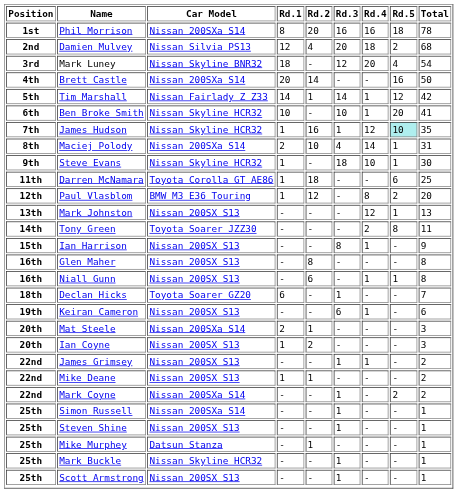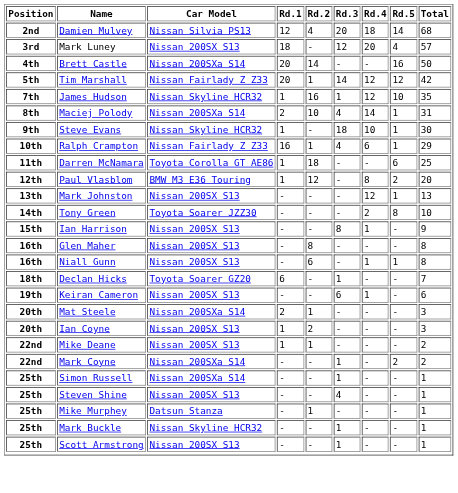- row: (96, 30)
(395, 47) 2 -> (398, 30) 14
(206, 63) Nissan Skyline BNR32 -> (195, 47) Nissan 200SX S13
(426, 63) 54 -> (426, 47) 57
(285, 97) 14 -> (285, 80) 20
(367, 97) 1 -> (370, 80) 12
- row: (101, 113)
(398, 130) paleturquoise background -> (398, 97) no background
+ row: (99, 146)
(426, 229) 11 -> (426, 212) 10
- row: (96, 361)
(339, 428) 1 -> (339, 395) 4
